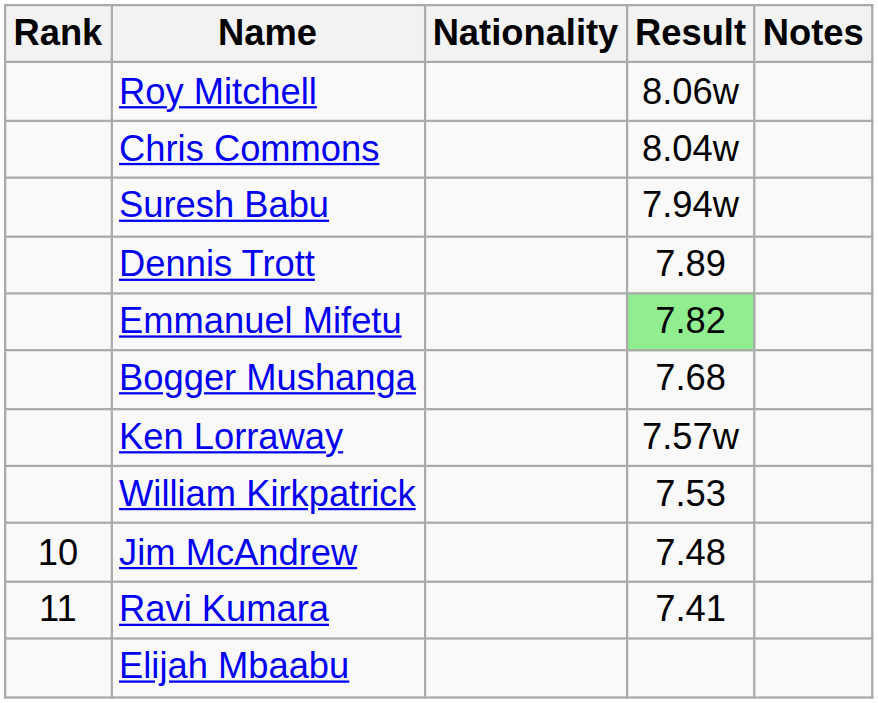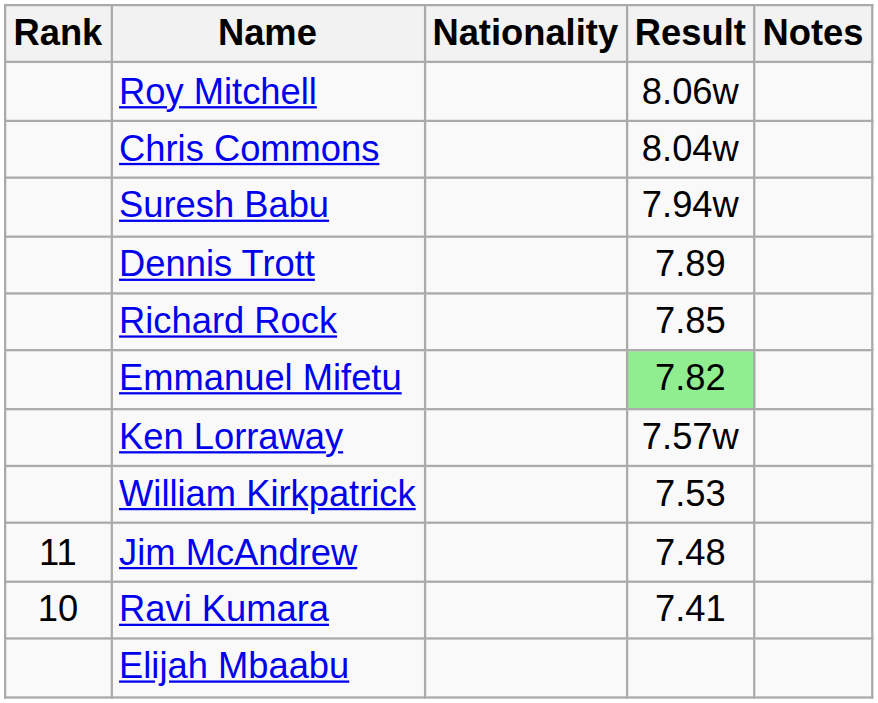+ row: (228, 321)
- row: (267, 378)
(58, 551) 10 -> (58, 551) 11
(58, 609) 11 -> (58, 609) 10
